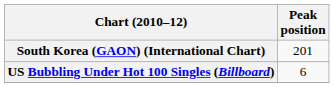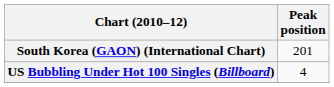(303, 72) 6 -> (303, 72) 4
